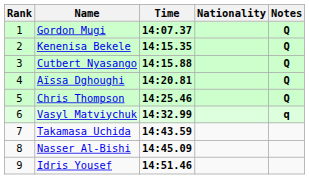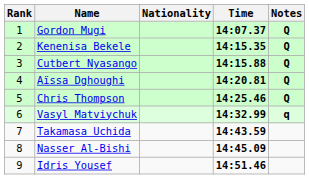columns swapped: (232, 13) <-> (167, 13)
